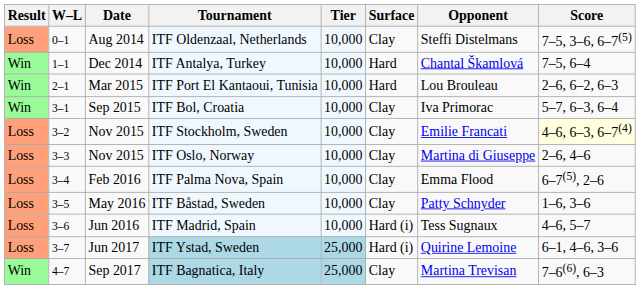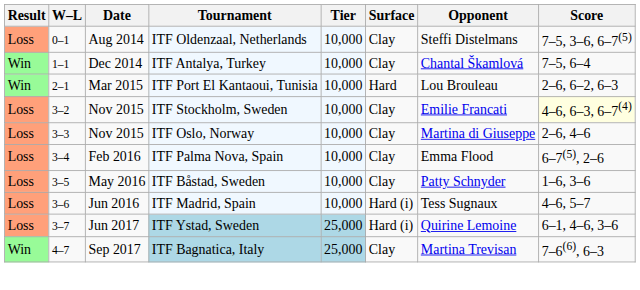(383, 63) Hard -> (382, 63) Clay
- row: (198, 107)
